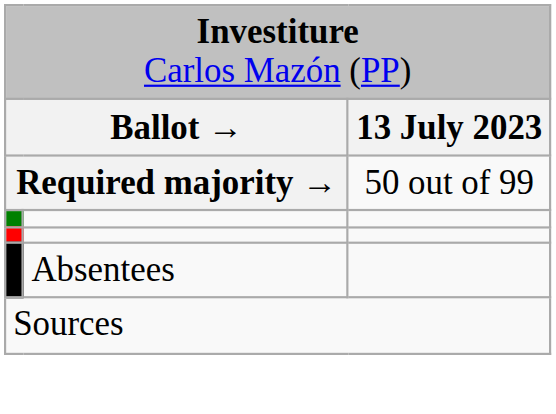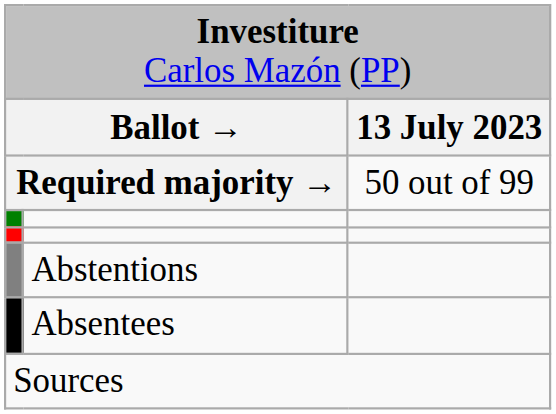+ row: (14, 270)
